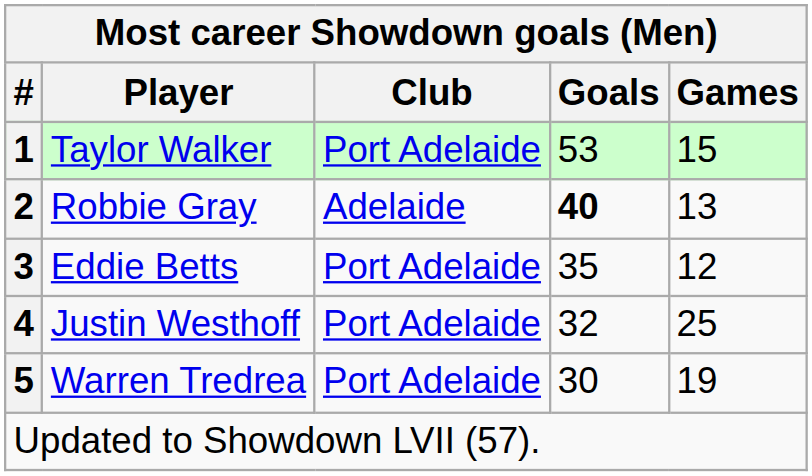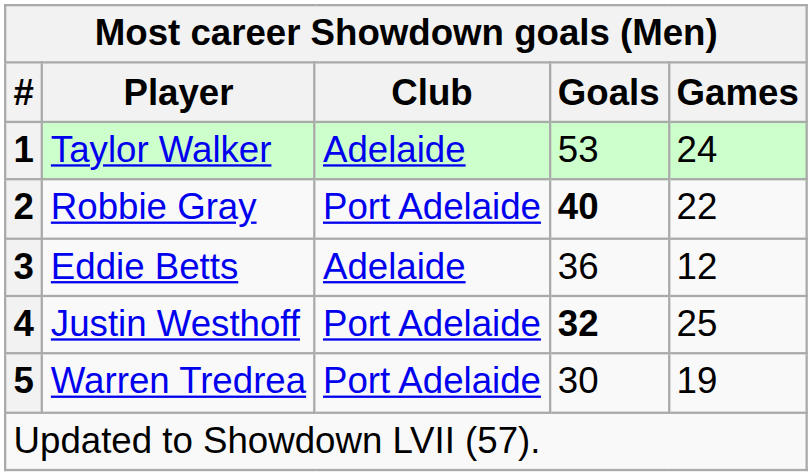(432, 149) Port Adelaide -> (394, 149) Adelaide
(697, 149) 15 -> (697, 149) 24
(394, 207) Adelaide -> (432, 207) Port Adelaide
(697, 207) 13 -> (697, 207) 22
(432, 265) Port Adelaide -> (394, 265) Adelaide
(578, 265) 35 -> (578, 265) 36
(578, 324) normal -> (578, 324) bold
